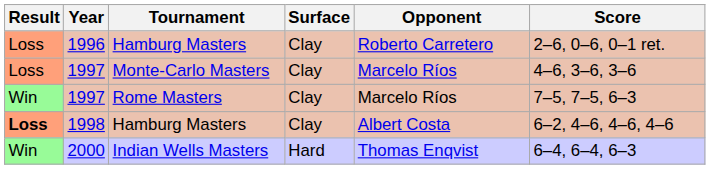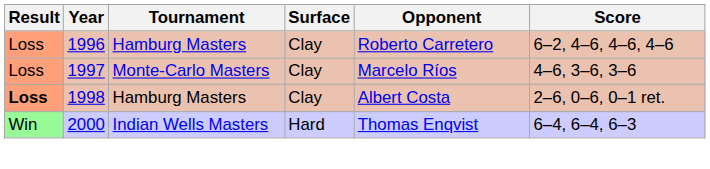(599, 44) 2–6, 0–6, 0–1 ret. -> (604, 44) 6–2, 4–6, 4–6, 4–6
- row: (86, 97)
(604, 124) 6–2, 4–6, 4–6, 4–6 -> (599, 97) 2–6, 0–6, 0–1 ret.
